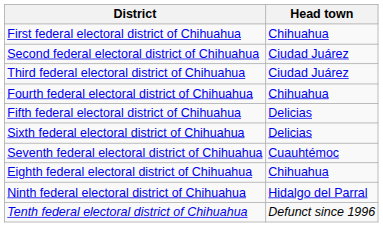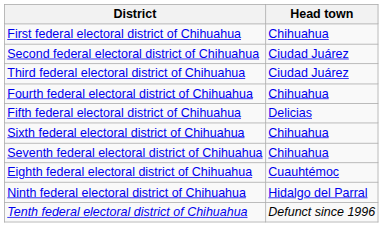(290, 133) Delicias -> (299, 133) Chihuahua
(304, 152) Cuauhtémoc -> (299, 152) Chihuahua
(299, 172) Chihuahua -> (304, 172) Cuauhtémoc
